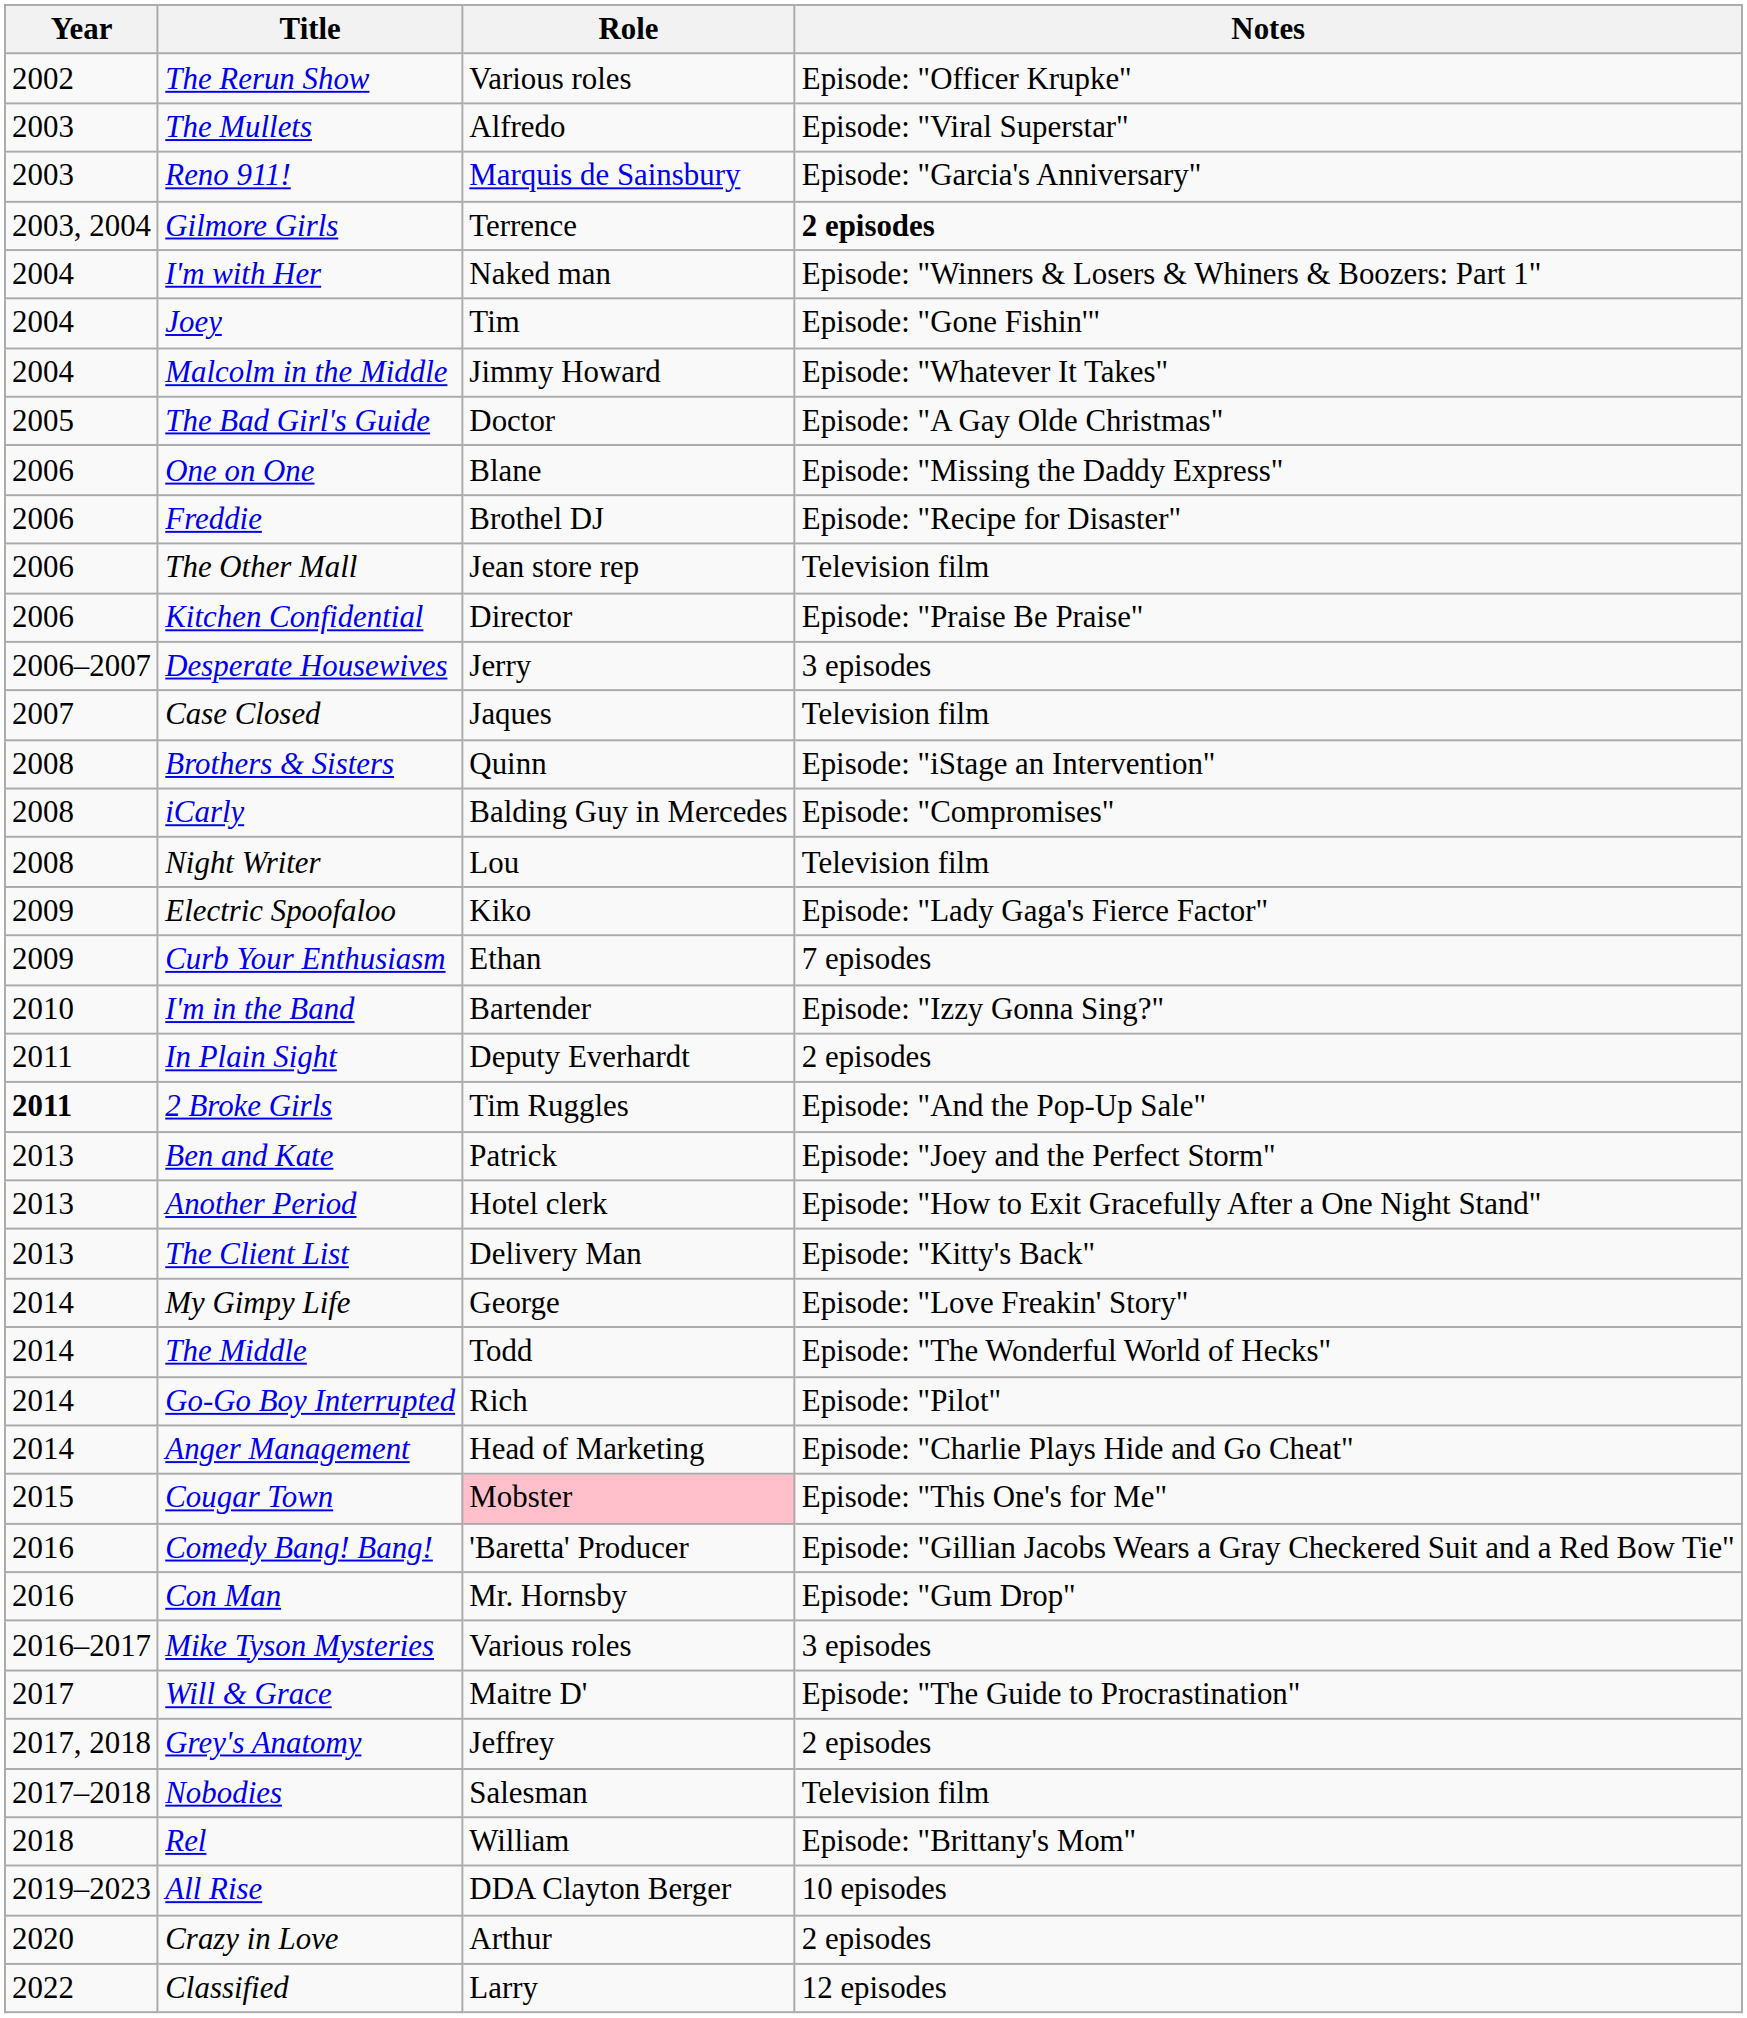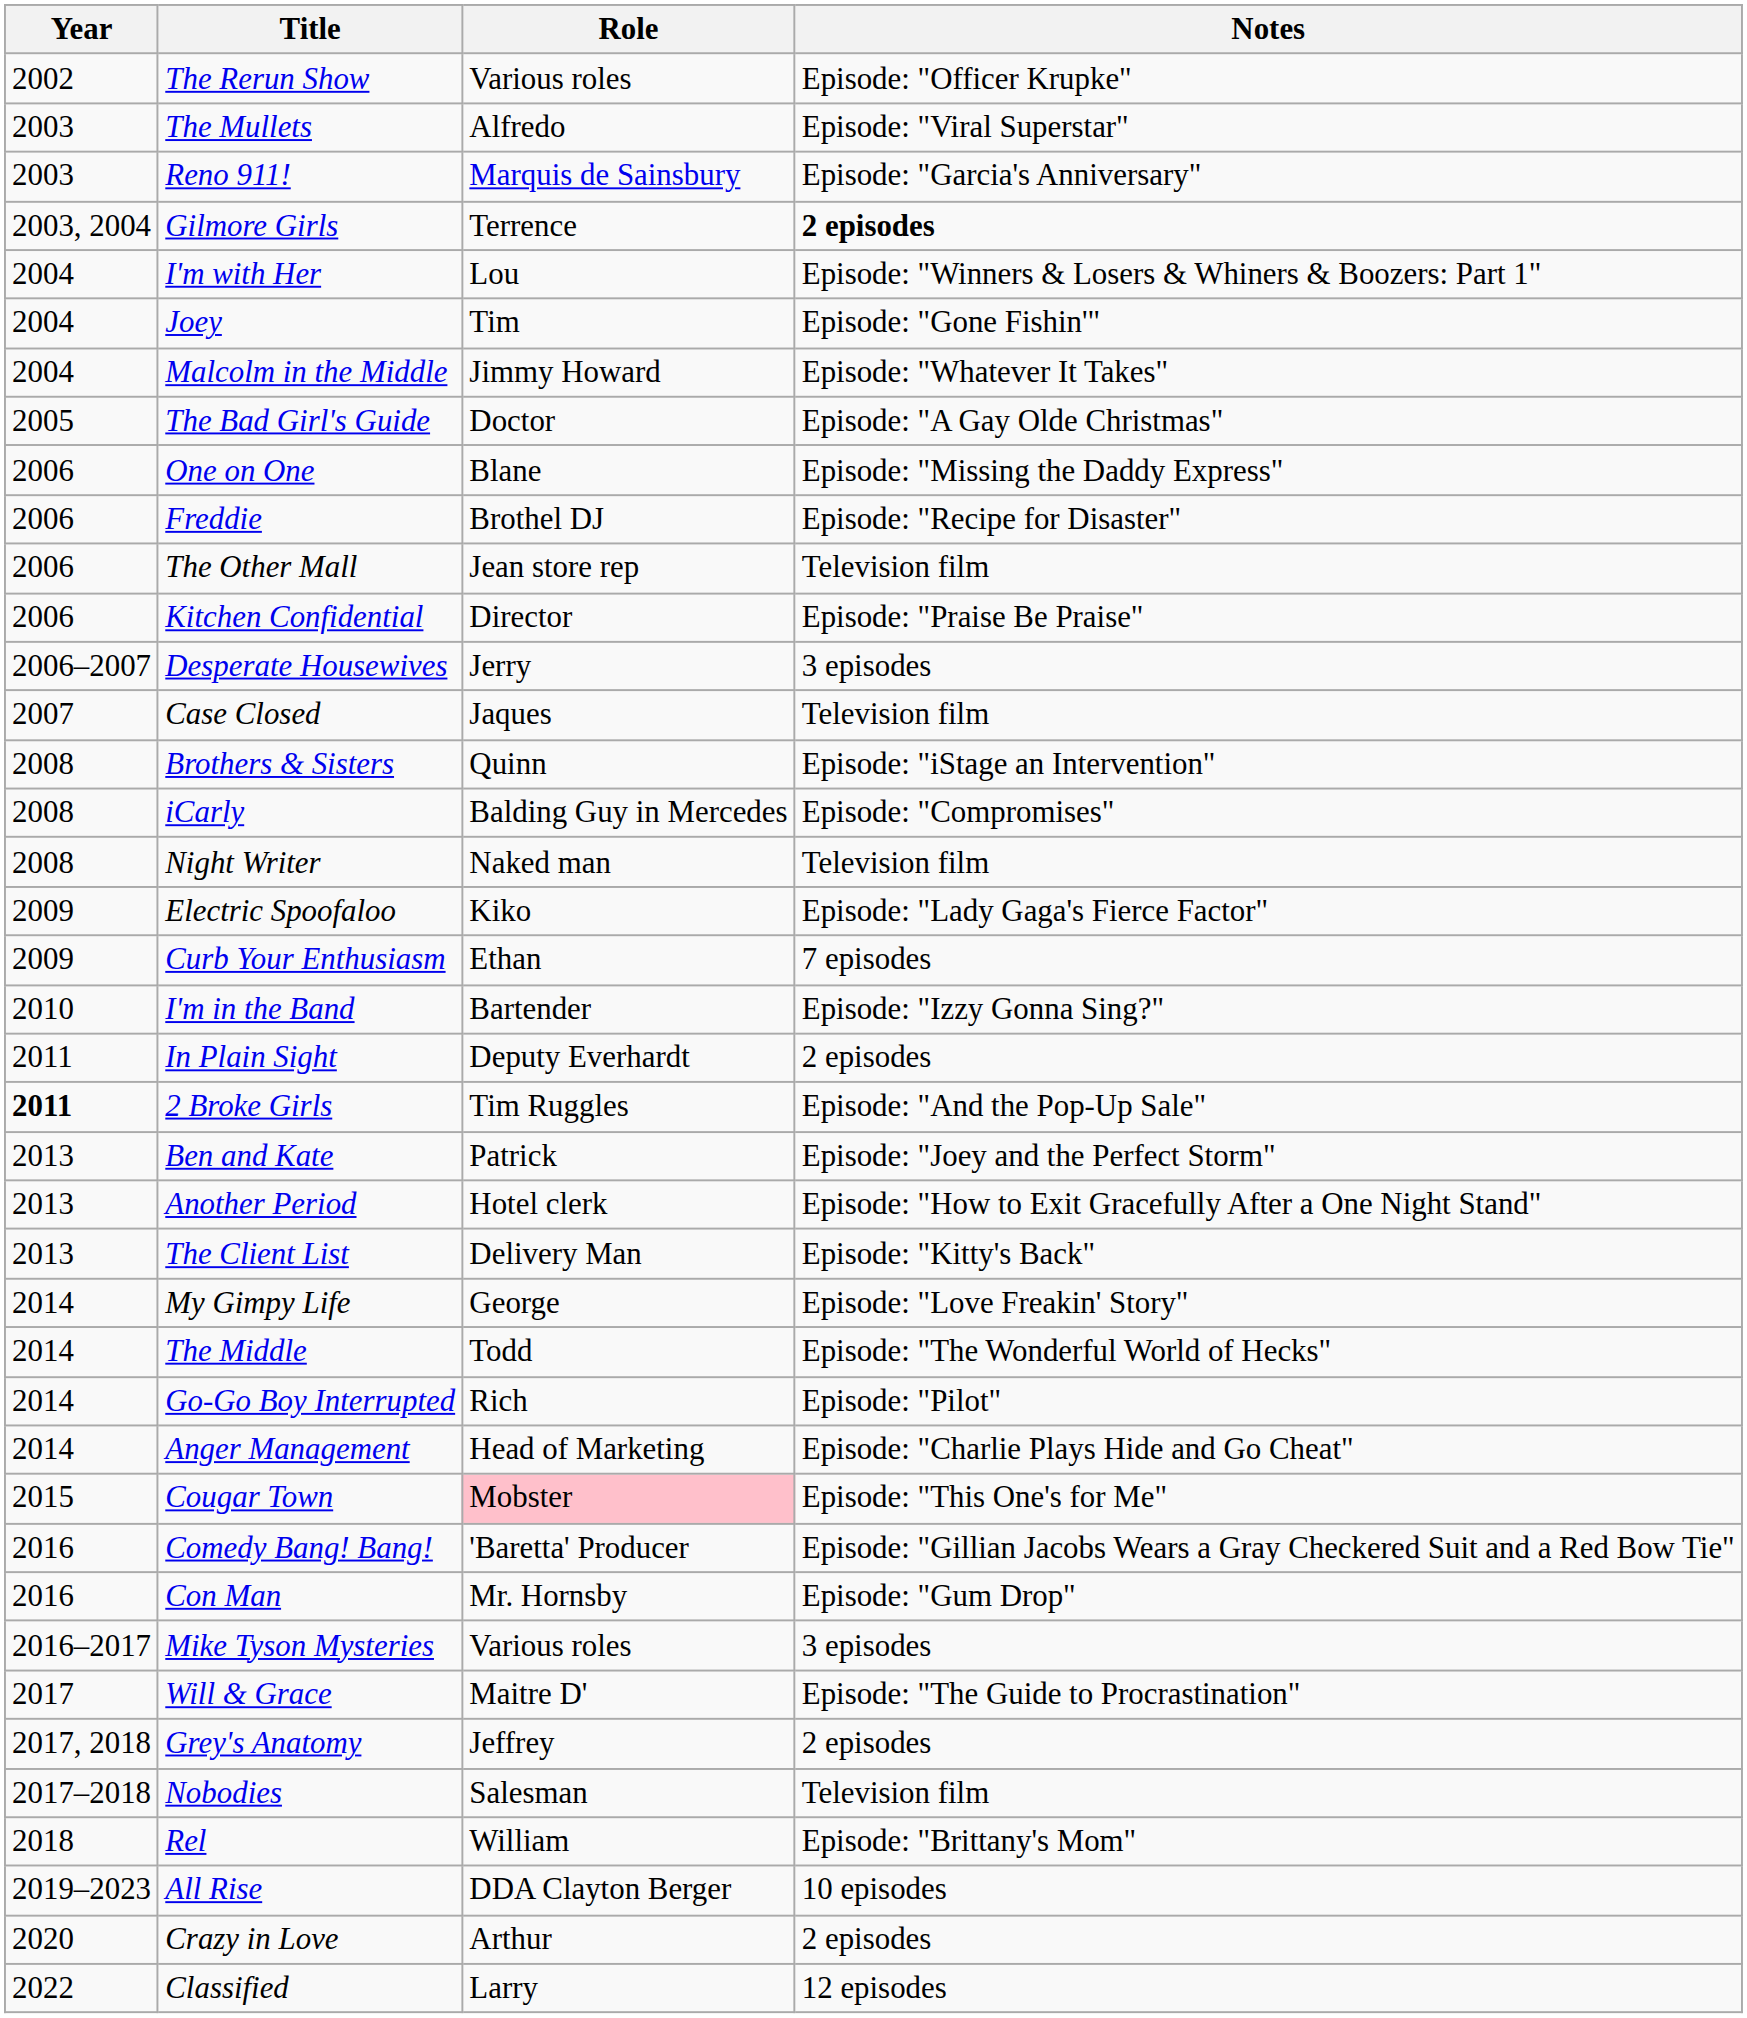(540, 273) Naked man -> (494, 273) Lou
(494, 861) Lou -> (540, 861) Naked man
